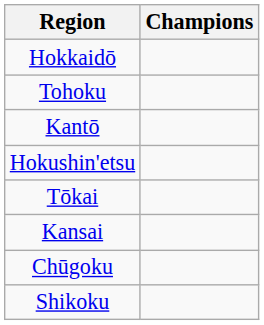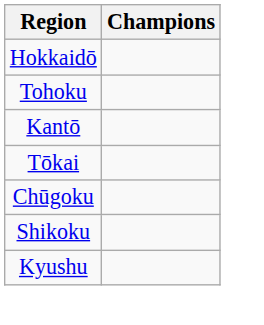- row: (72, 162)
- row: (72, 232)
+ row: (53, 267)
